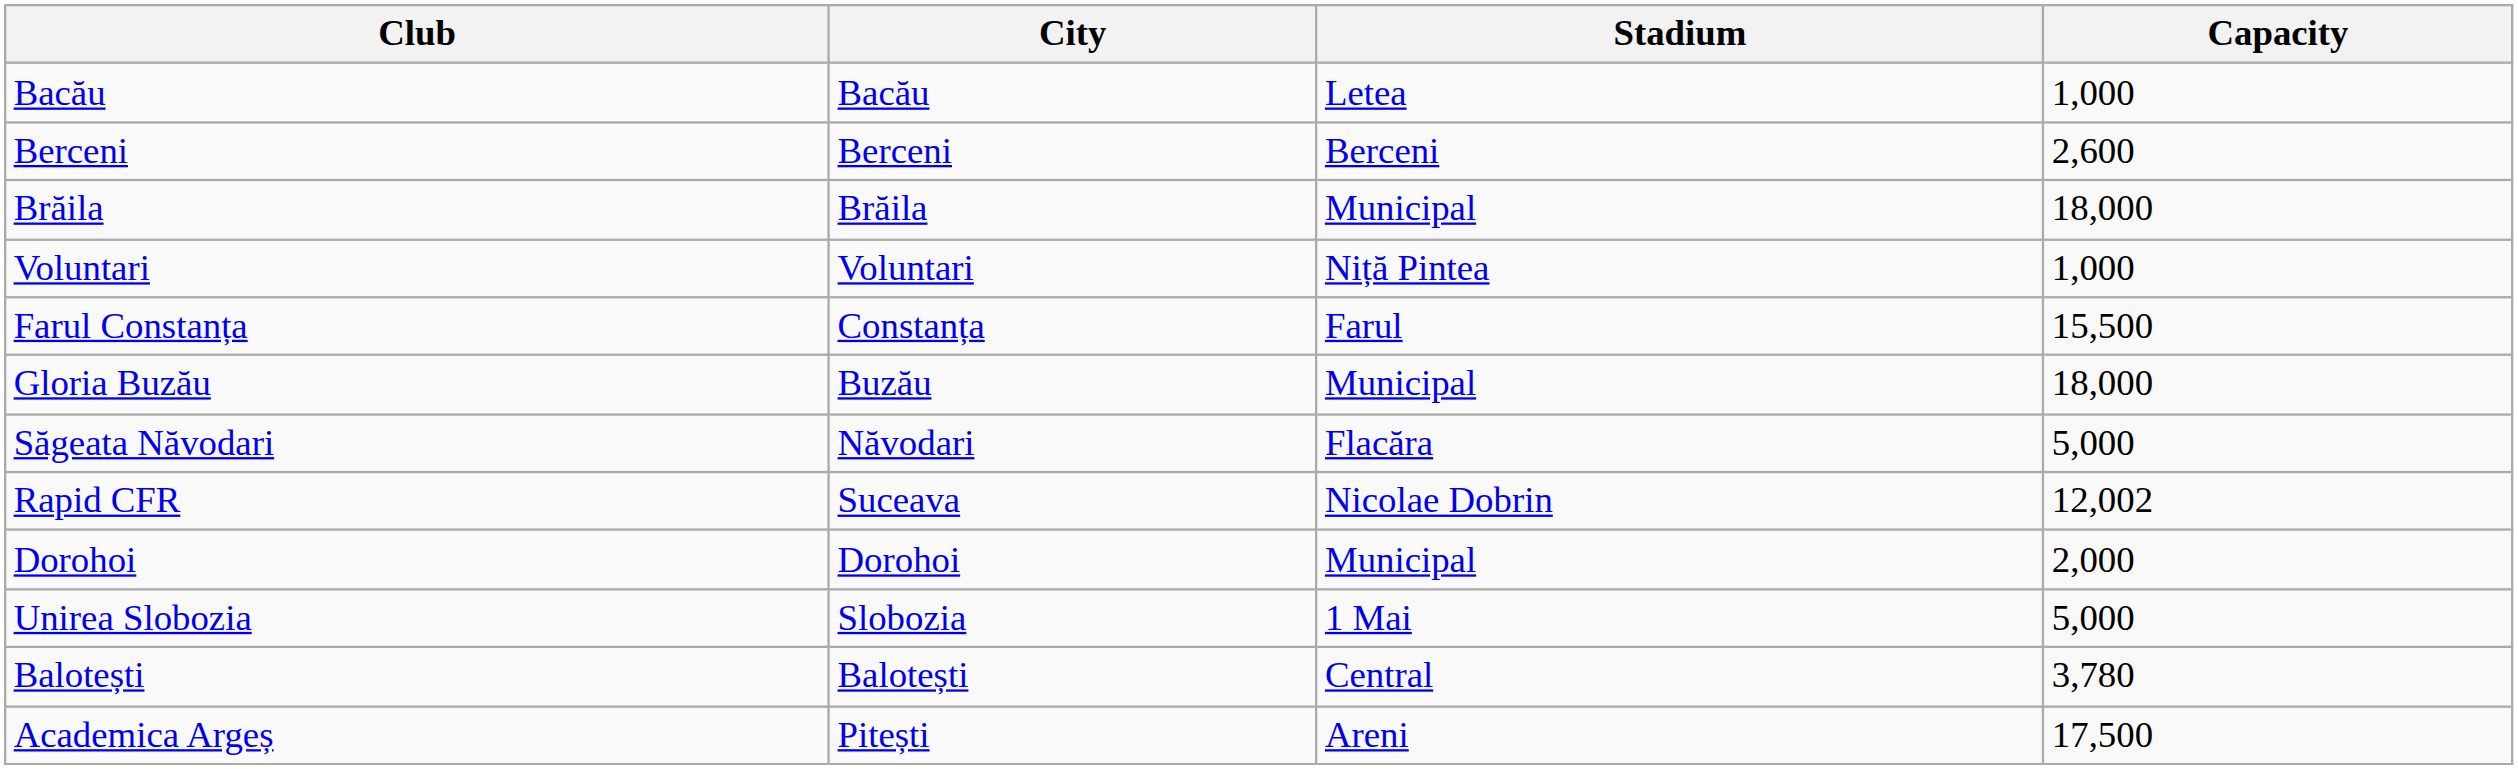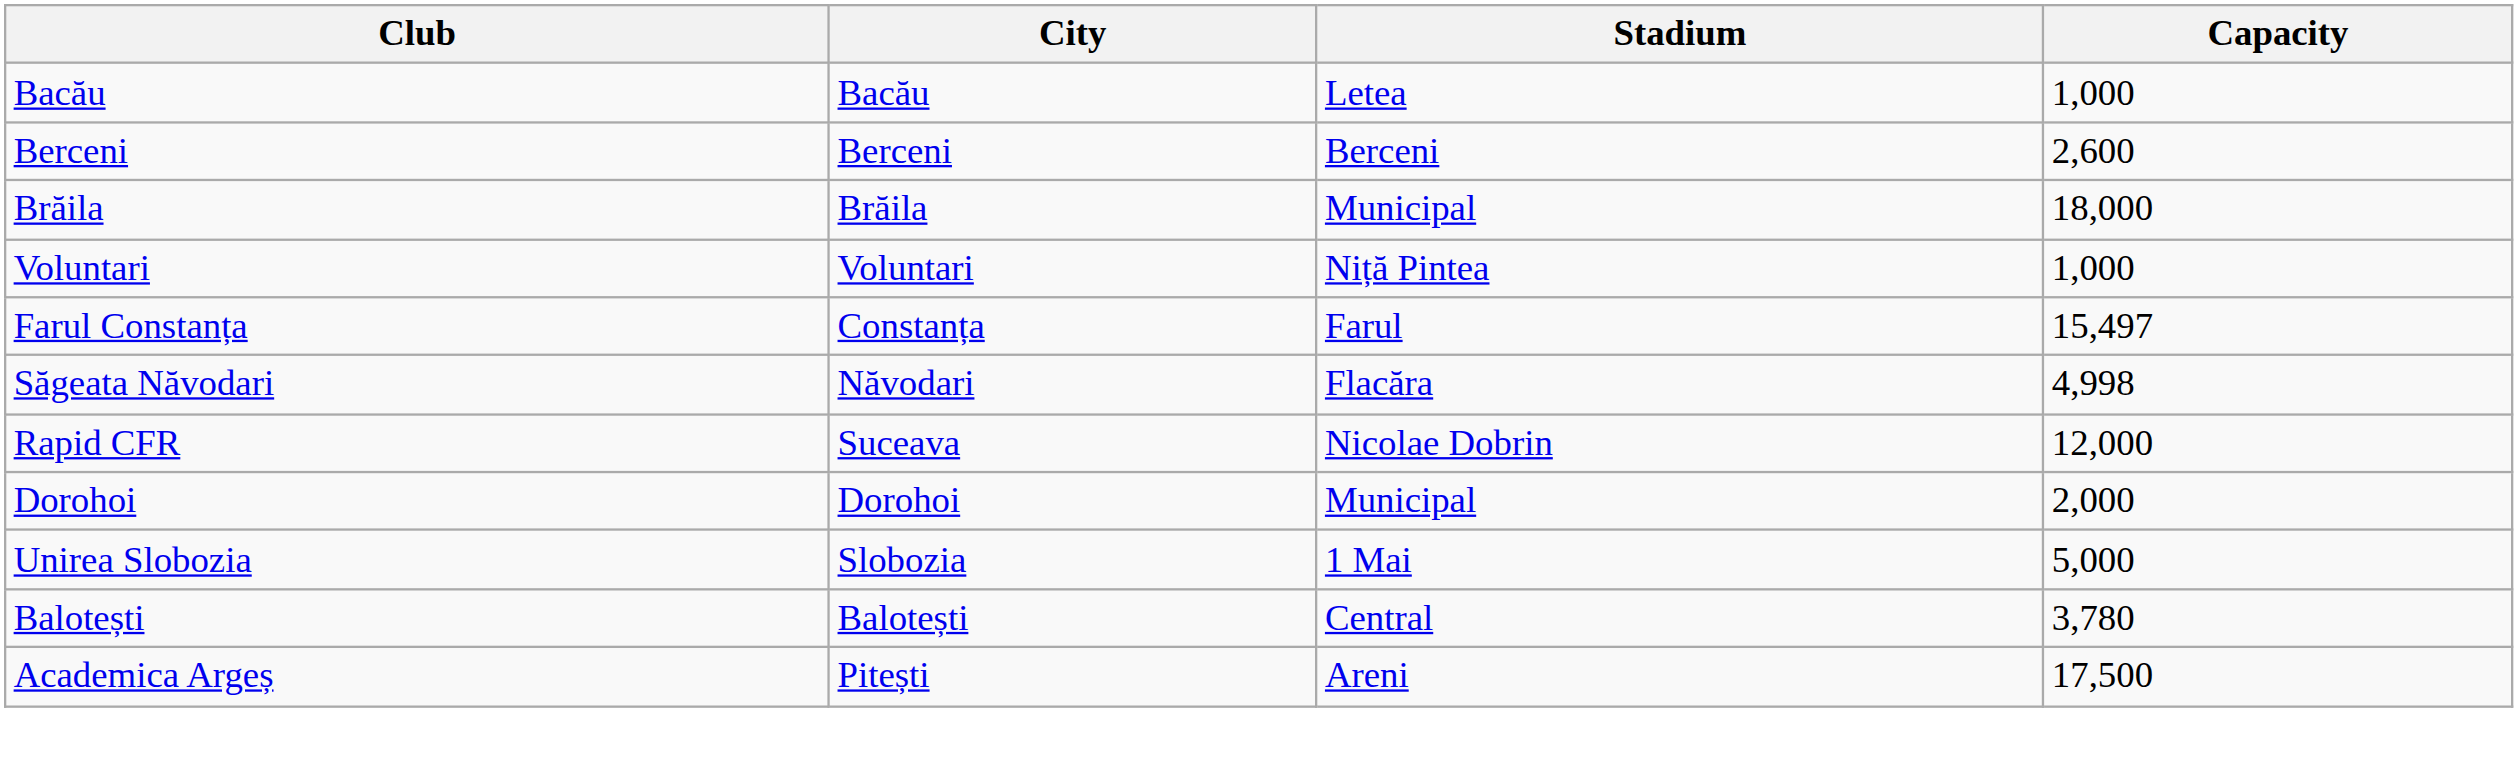(2102, 325) 15,500 -> (2102, 325) 15,497
- row: (112, 383)
(2093, 442) 5,000 -> (2093, 383) 4,998
(2102, 500) 12,002 -> (2102, 442) 12,000
